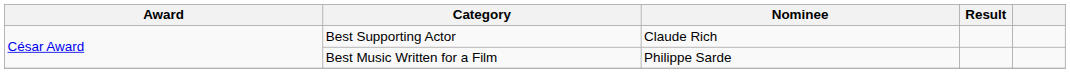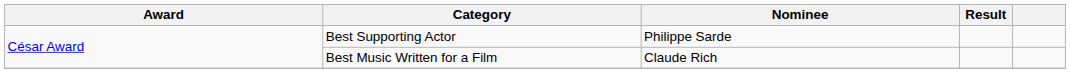(681, 36) Claude Rich -> (688, 36) Philippe Sarde
(688, 57) Philippe Sarde -> (681, 57) Claude Rich
